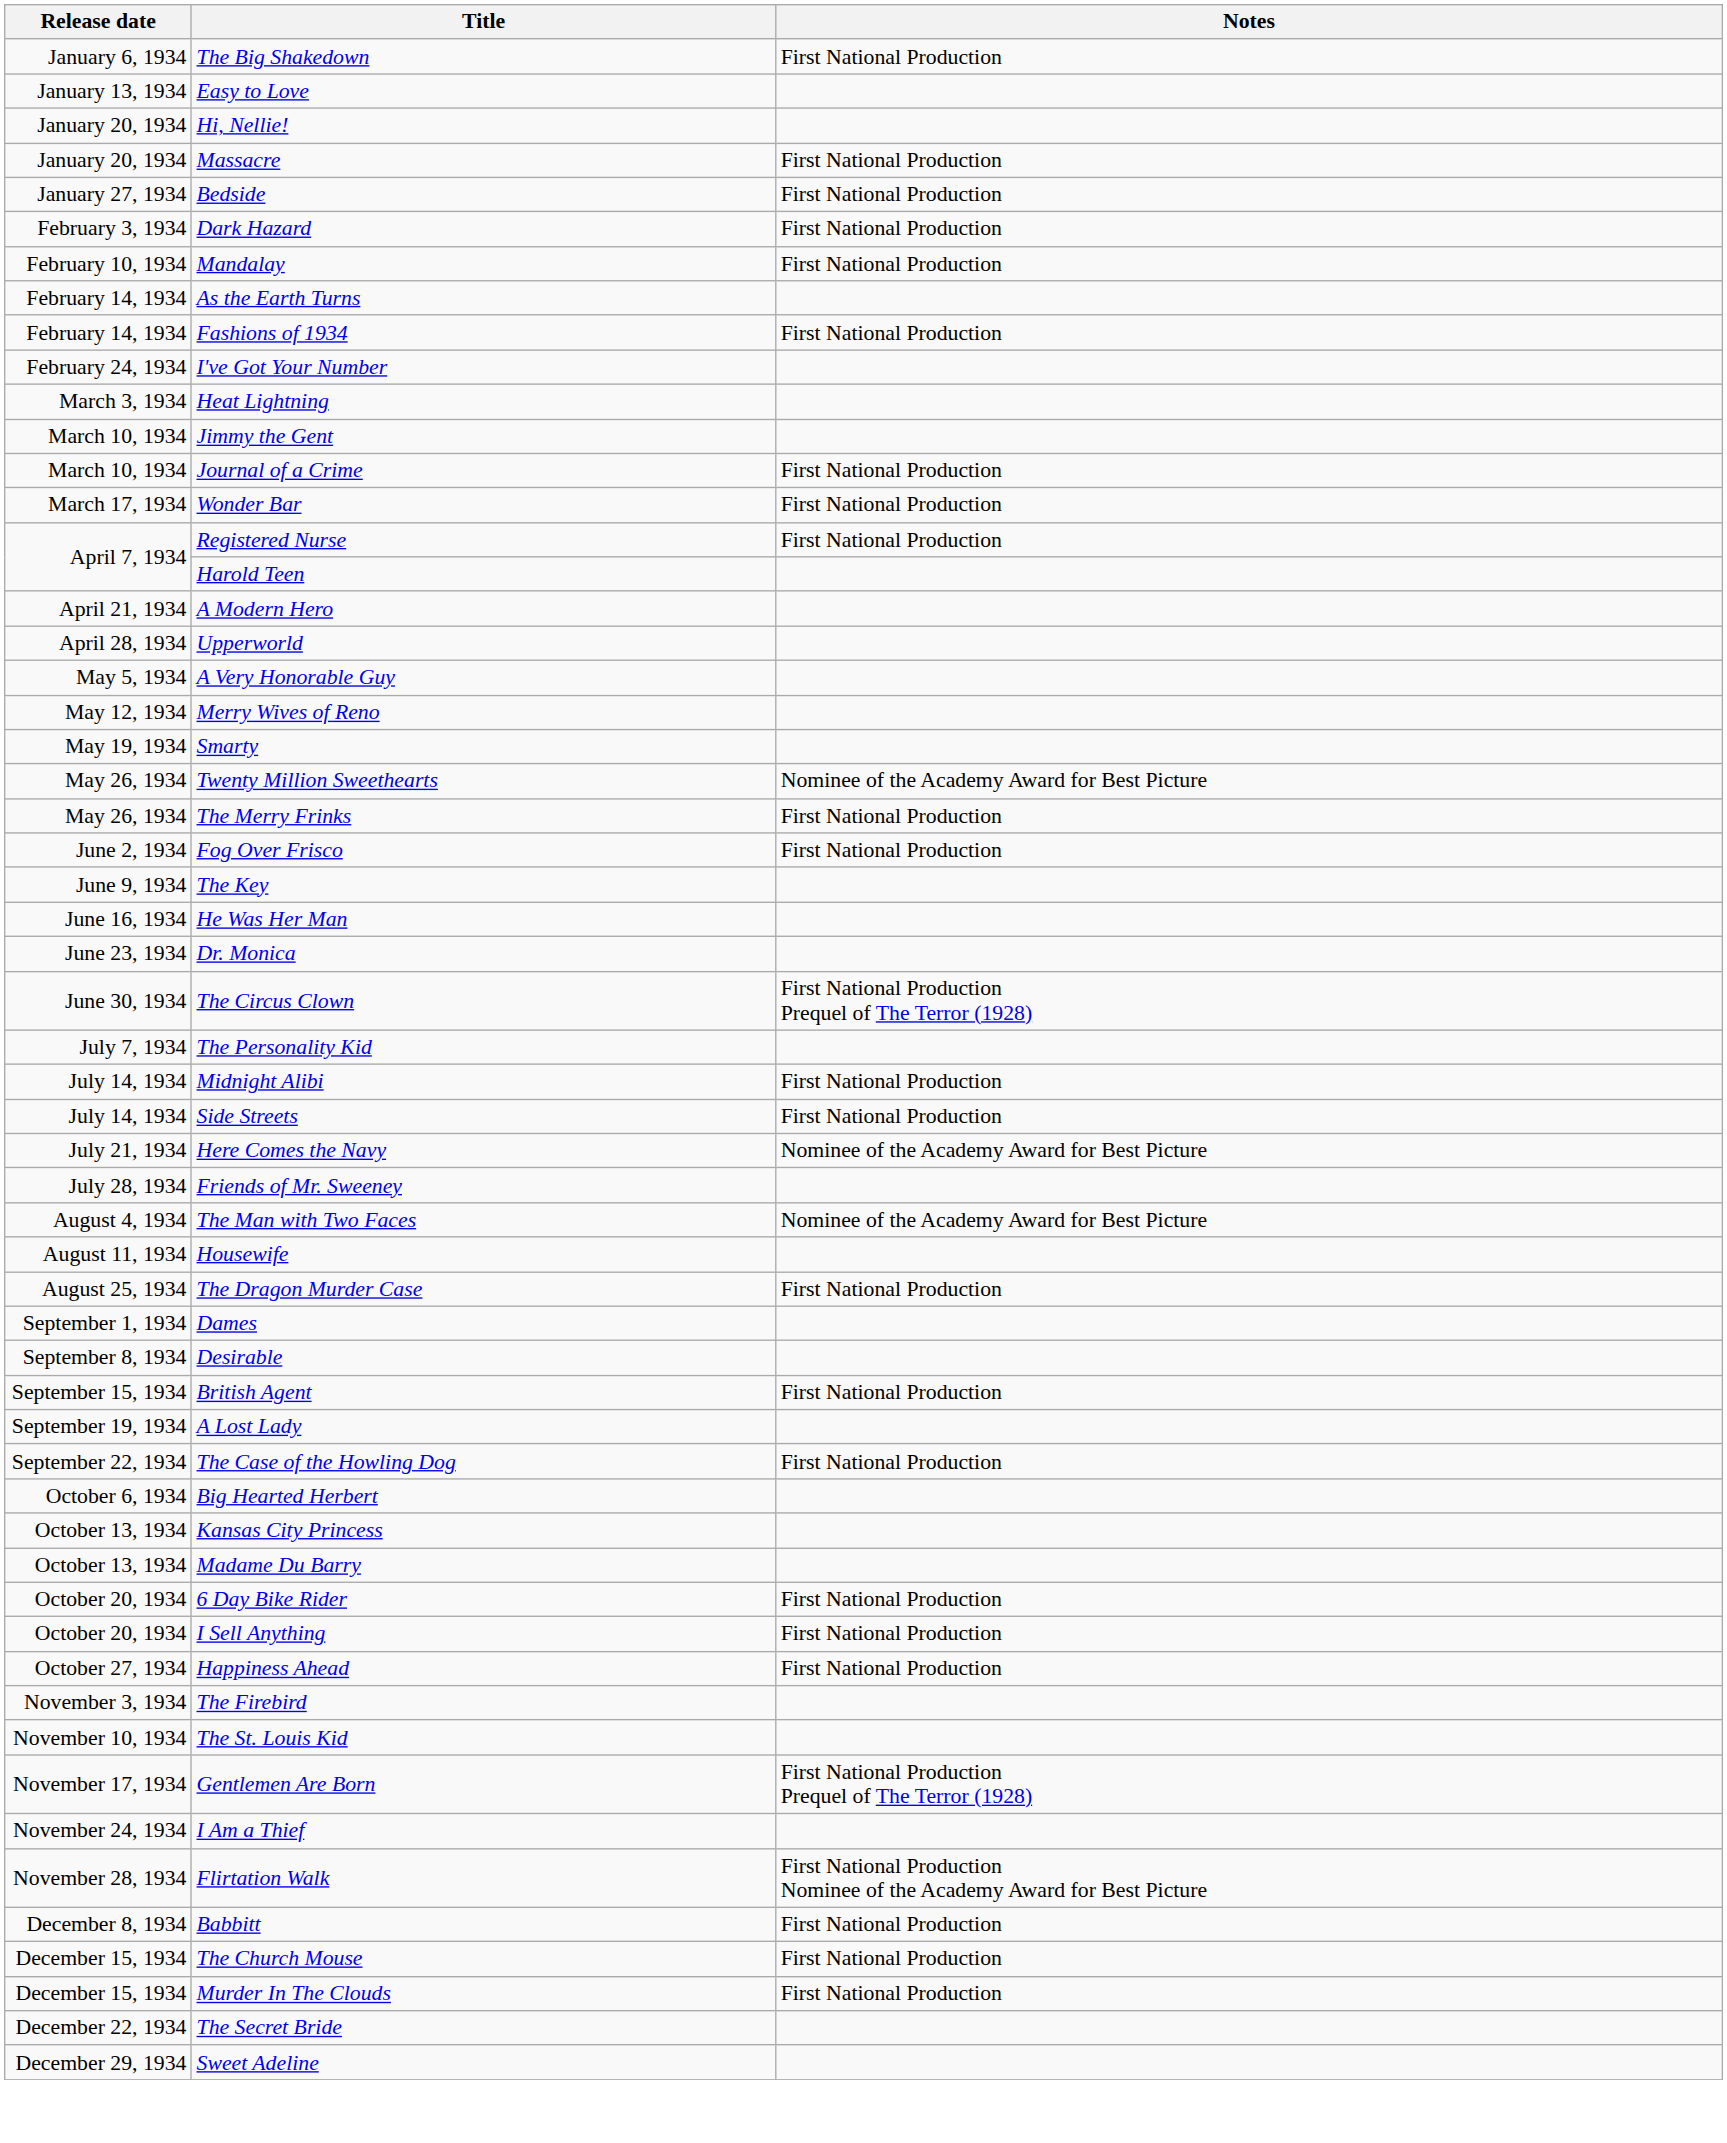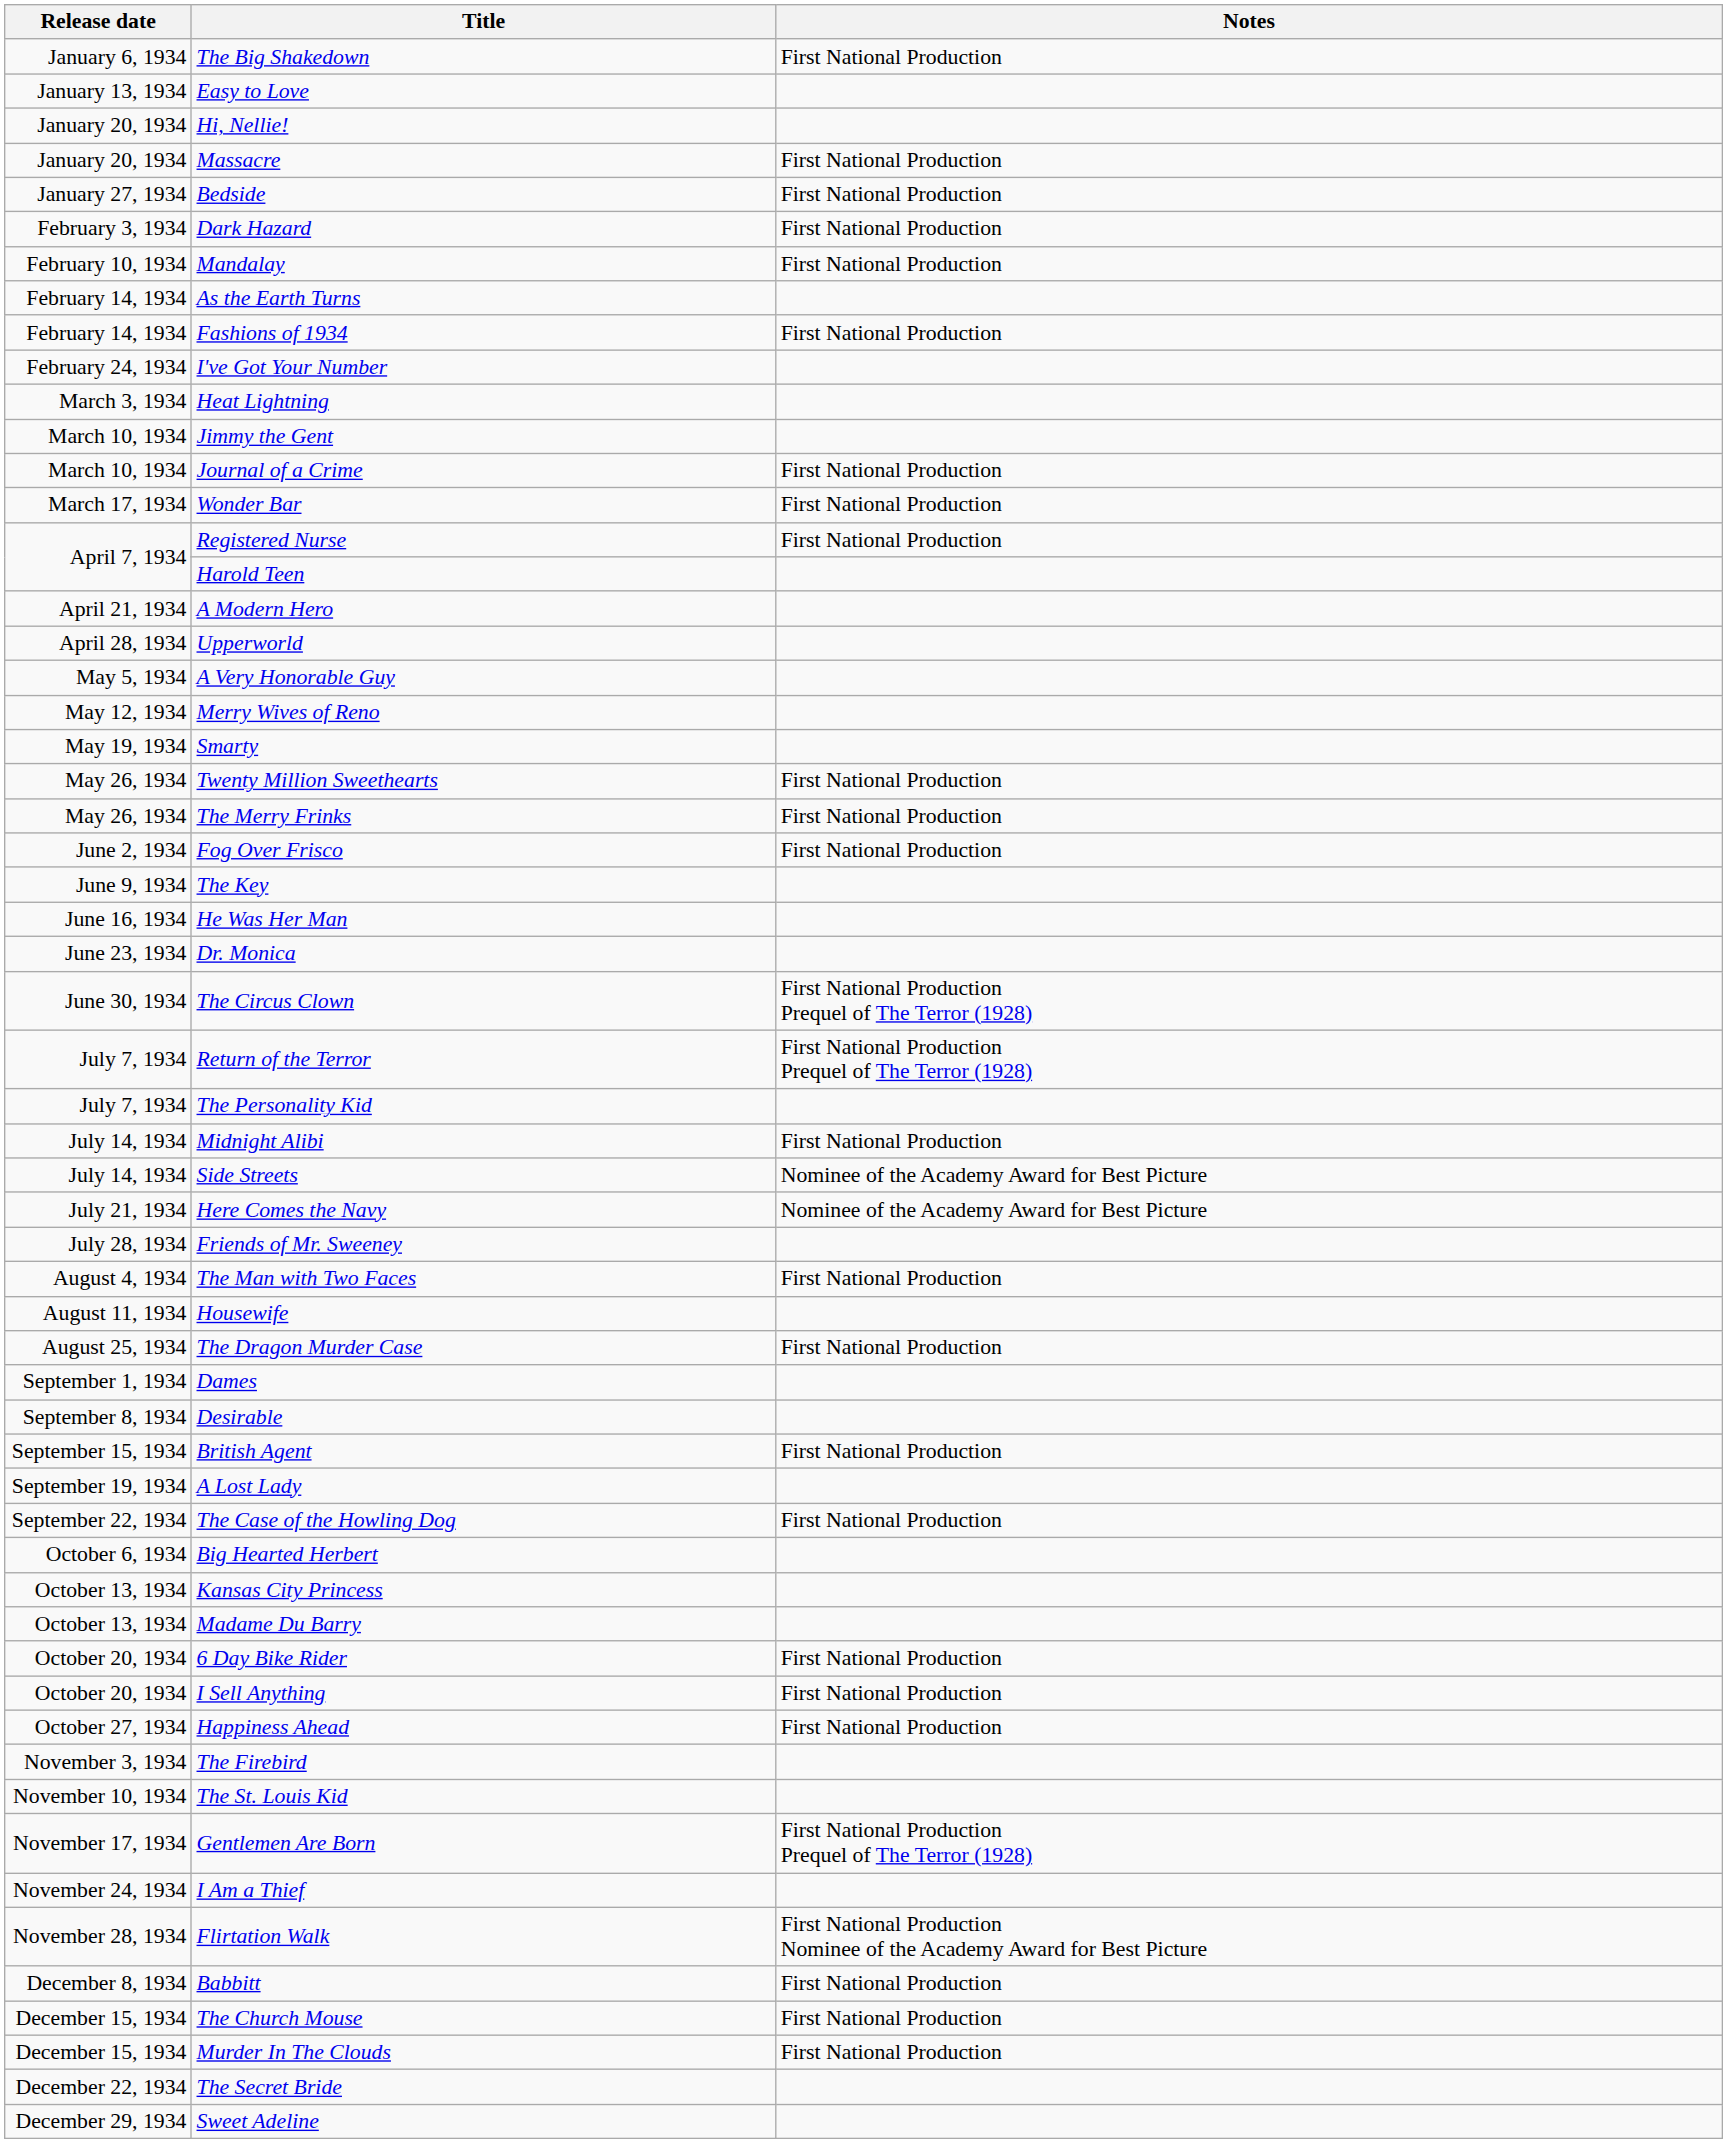(994, 780) Nominee of the Academy Award for Best Picture -> (891, 780) First National Production
+ row: (284, 1059)
(891, 1116) First National Production -> (994, 1175) Nominee of the Academy Award for Best Picture
(994, 1219) Nominee of the Academy Award for Best Picture -> (891, 1278) First National Production
